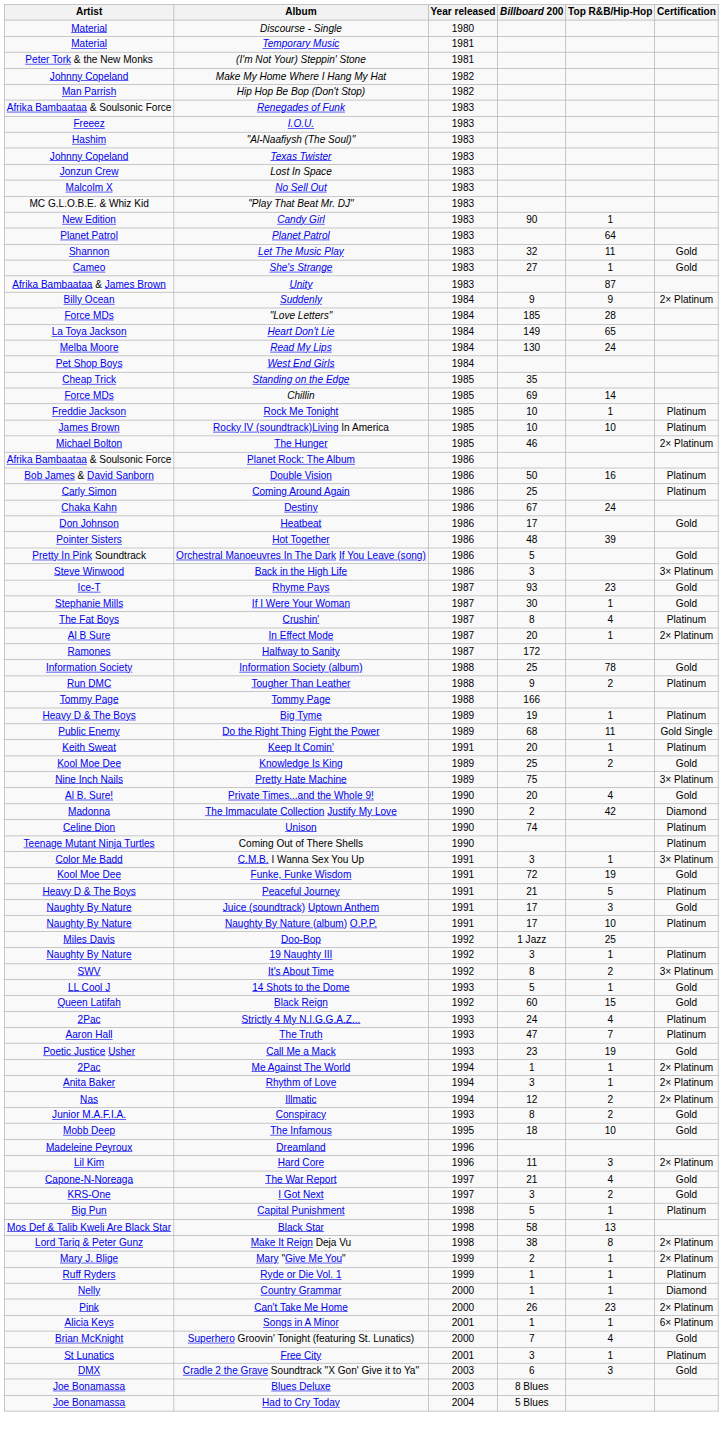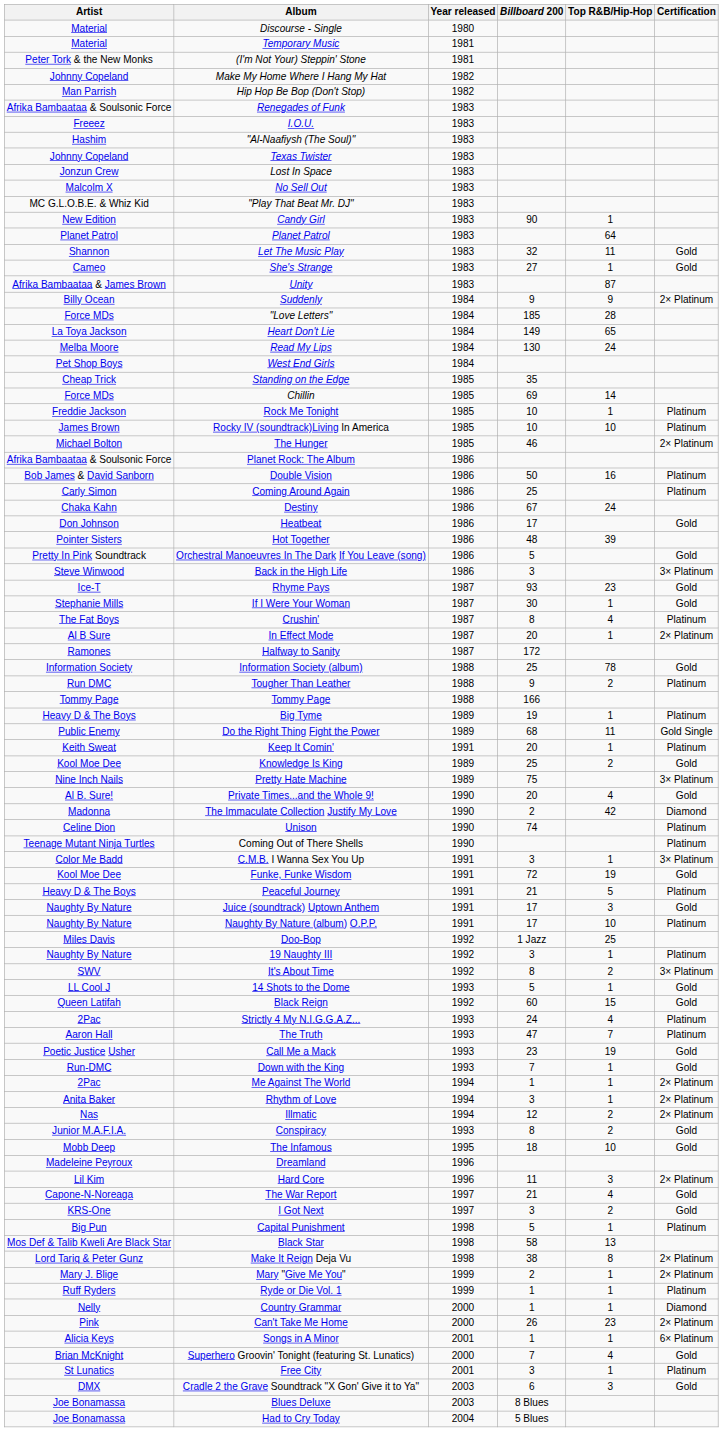+ row: (301, 1067)
